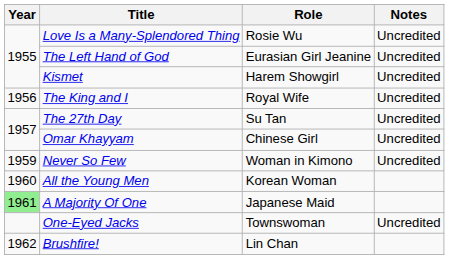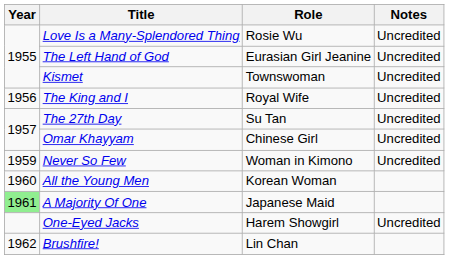(292, 77) Harem Showgirl -> (285, 77) Townswoman
(285, 222) Townswoman -> (292, 222) Harem Showgirl
